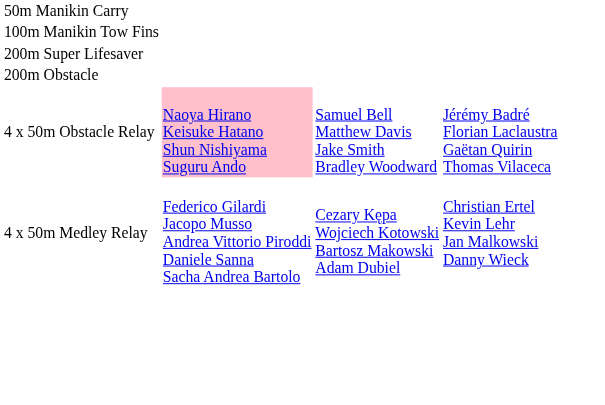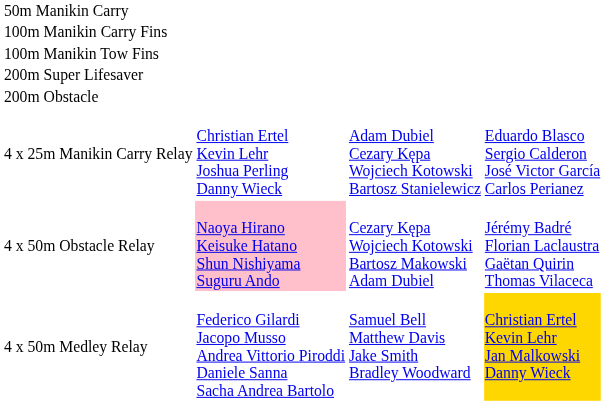+ row: (86, 32)
+ row: (98, 153)
(376, 141) Samuel Bell Matthew Davis Jake Smith Bradley Woodward -> (411, 254) Cezary Kępa Wojciech Kotowski Bartosz Makowski Adam Dubiel
(377, 242) Cezary Kępa Wojciech Kotowski Bartosz Makowski Adam Dubiel -> (410, 346) Samuel Bell Matthew Davis Jake Smith Bradley Woodward
(491, 233) no background -> (532, 346) gold background
